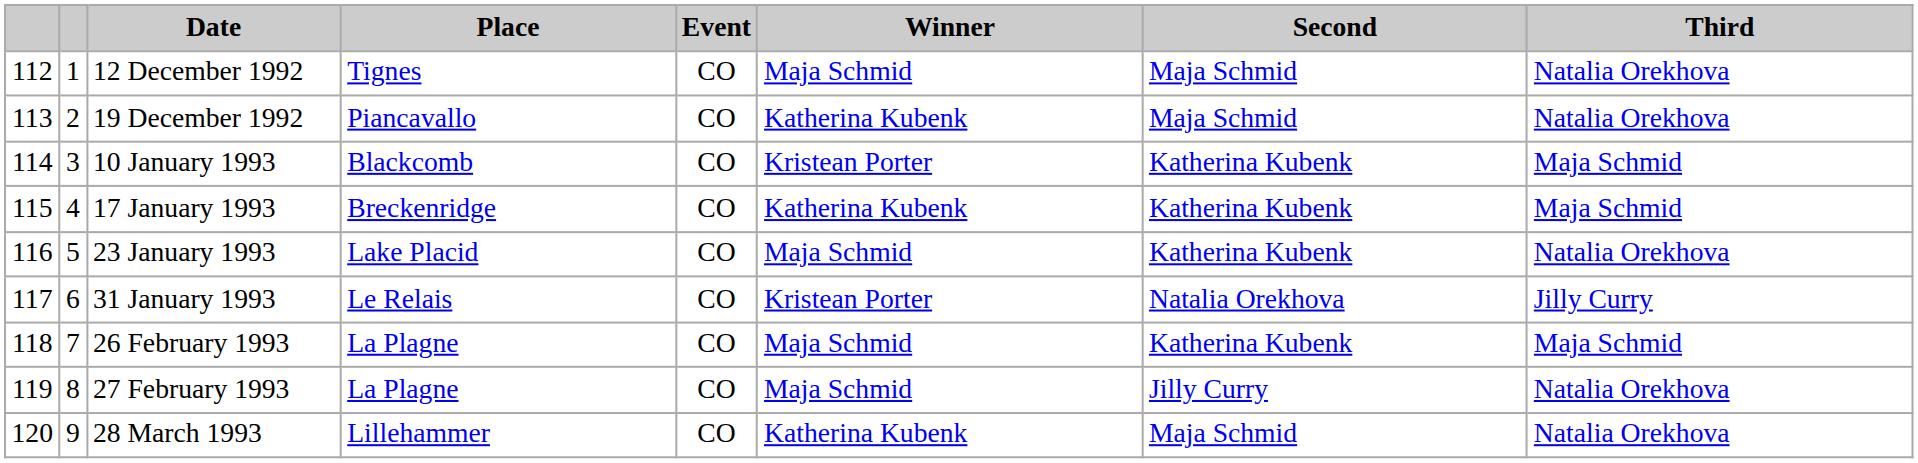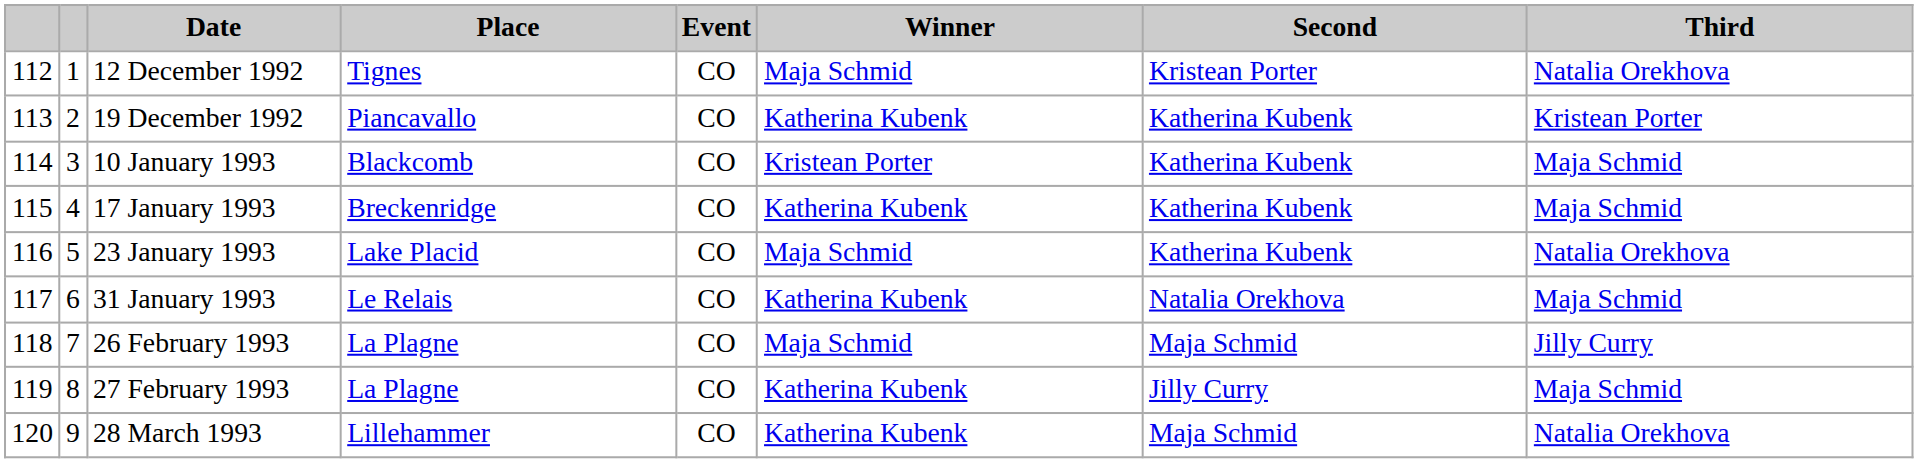(1223, 72) Maja Schmid -> (1233, 72) Kristean Porter
(1223, 117) Maja Schmid -> (1251, 117) Katherina Kubenk
(1632, 117) Natalia Orekhova -> (1618, 117) Kristean Porter
(848, 298) Kristean Porter -> (866, 298) Katherina Kubenk
(1593, 298) Jilly Curry -> (1608, 298) Maja Schmid
(1251, 343) Katherina Kubenk -> (1223, 343) Maja Schmid
(1608, 343) Maja Schmid -> (1593, 343) Jilly Curry
(838, 388) Maja Schmid -> (866, 388) Katherina Kubenk
(1632, 388) Natalia Orekhova -> (1608, 388) Maja Schmid
